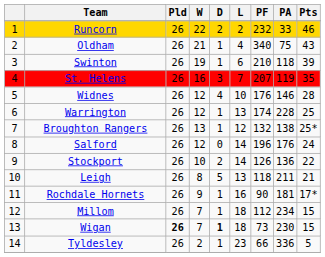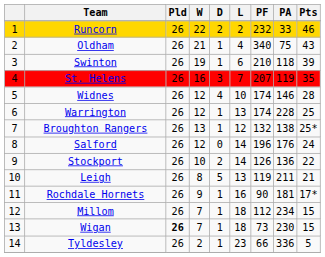(262, 95) 176 -> (262, 95) 174
(262, 178) 118 -> (262, 178) 119
(220, 227) bold -> (220, 227) normal
